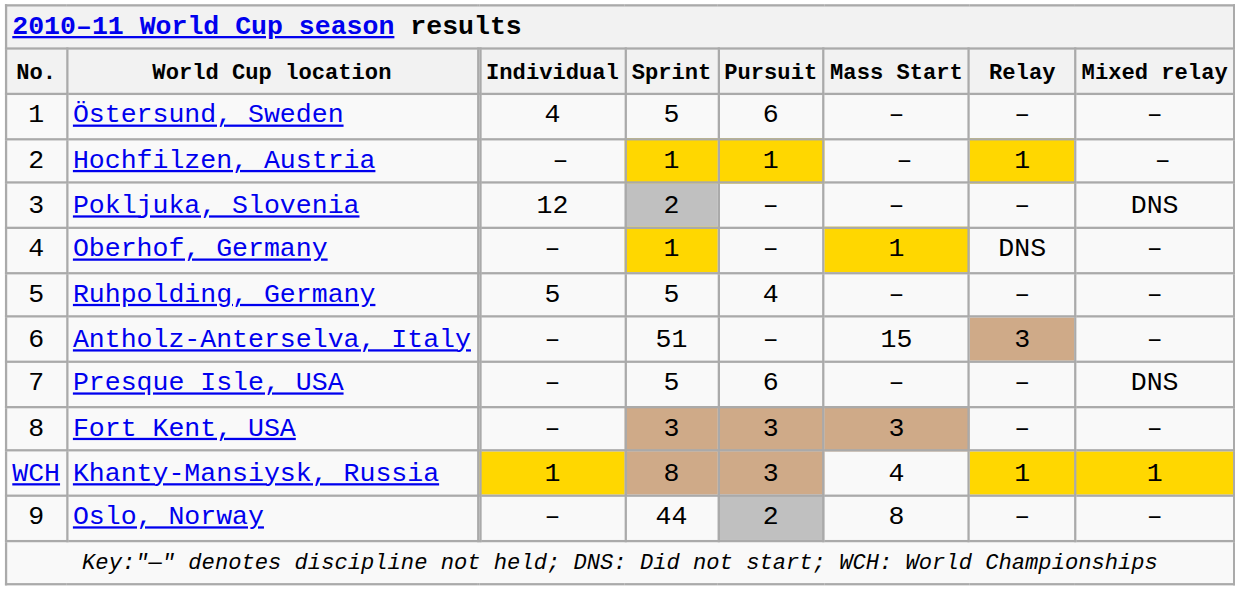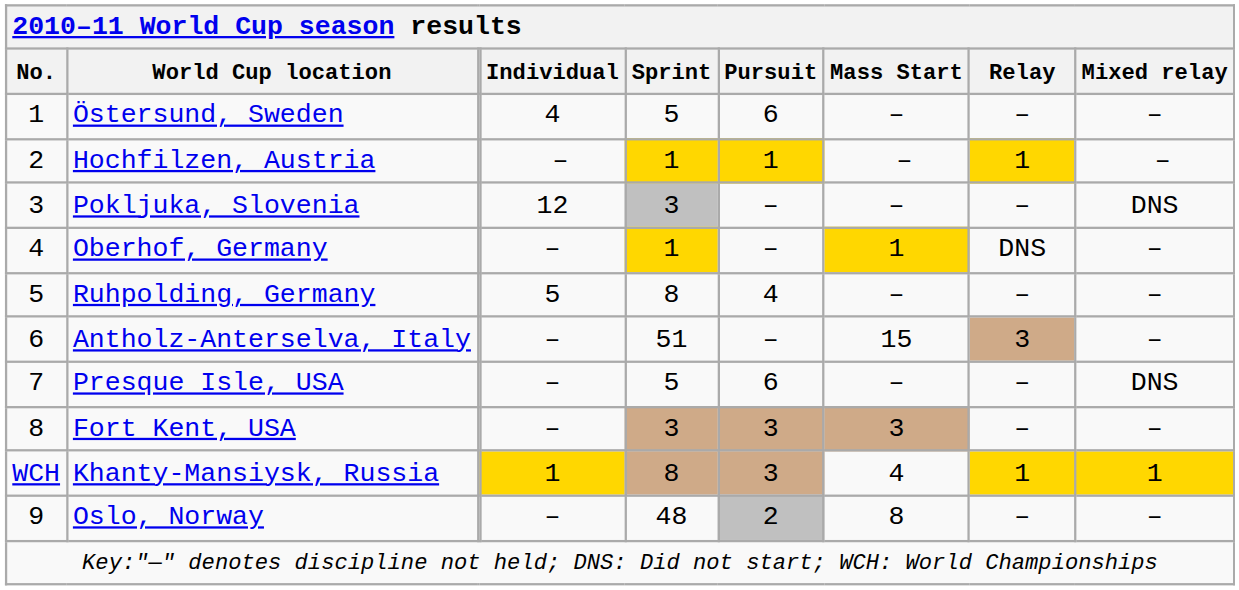(672, 205) 2 -> (672, 205) 3
(672, 295) 5 -> (672, 295) 8
(672, 518) 44 -> (672, 518) 48
